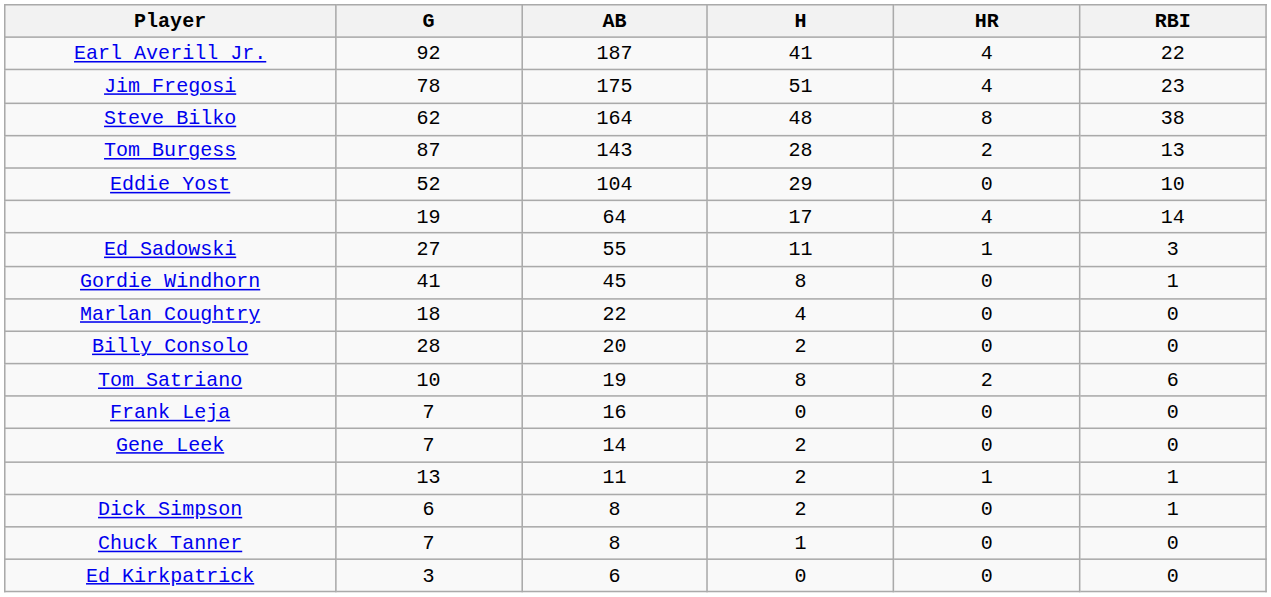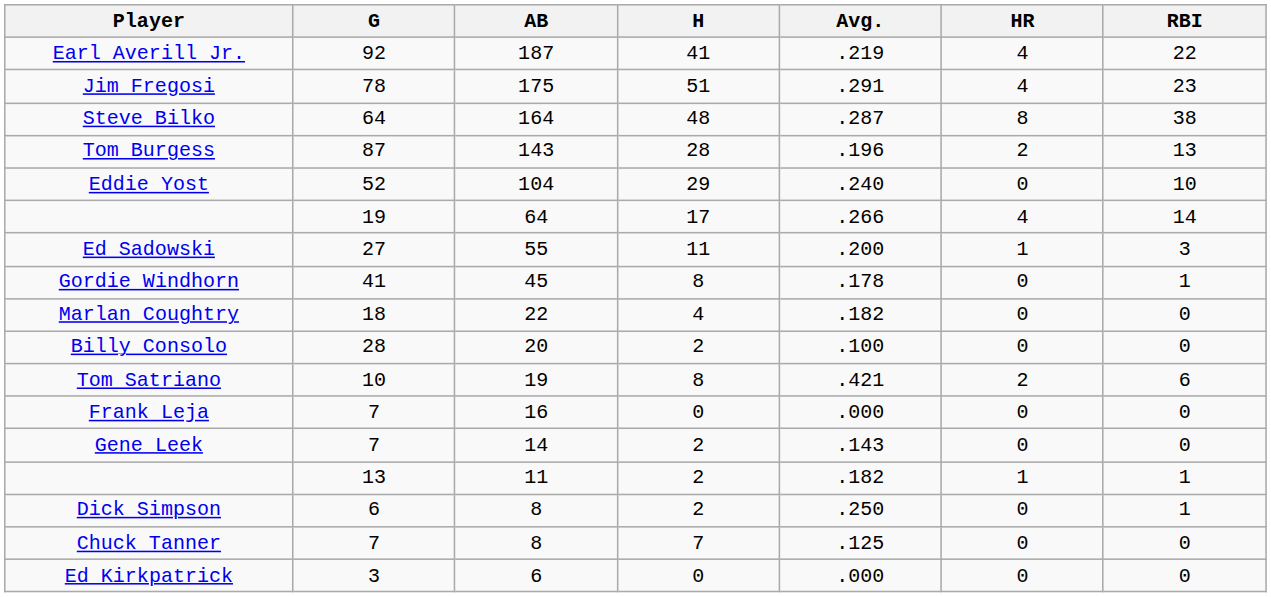+ column: (860, 21)
(429, 119) 62 -> (374, 119) 64
(801, 543) 1 -> (698, 543) 7
